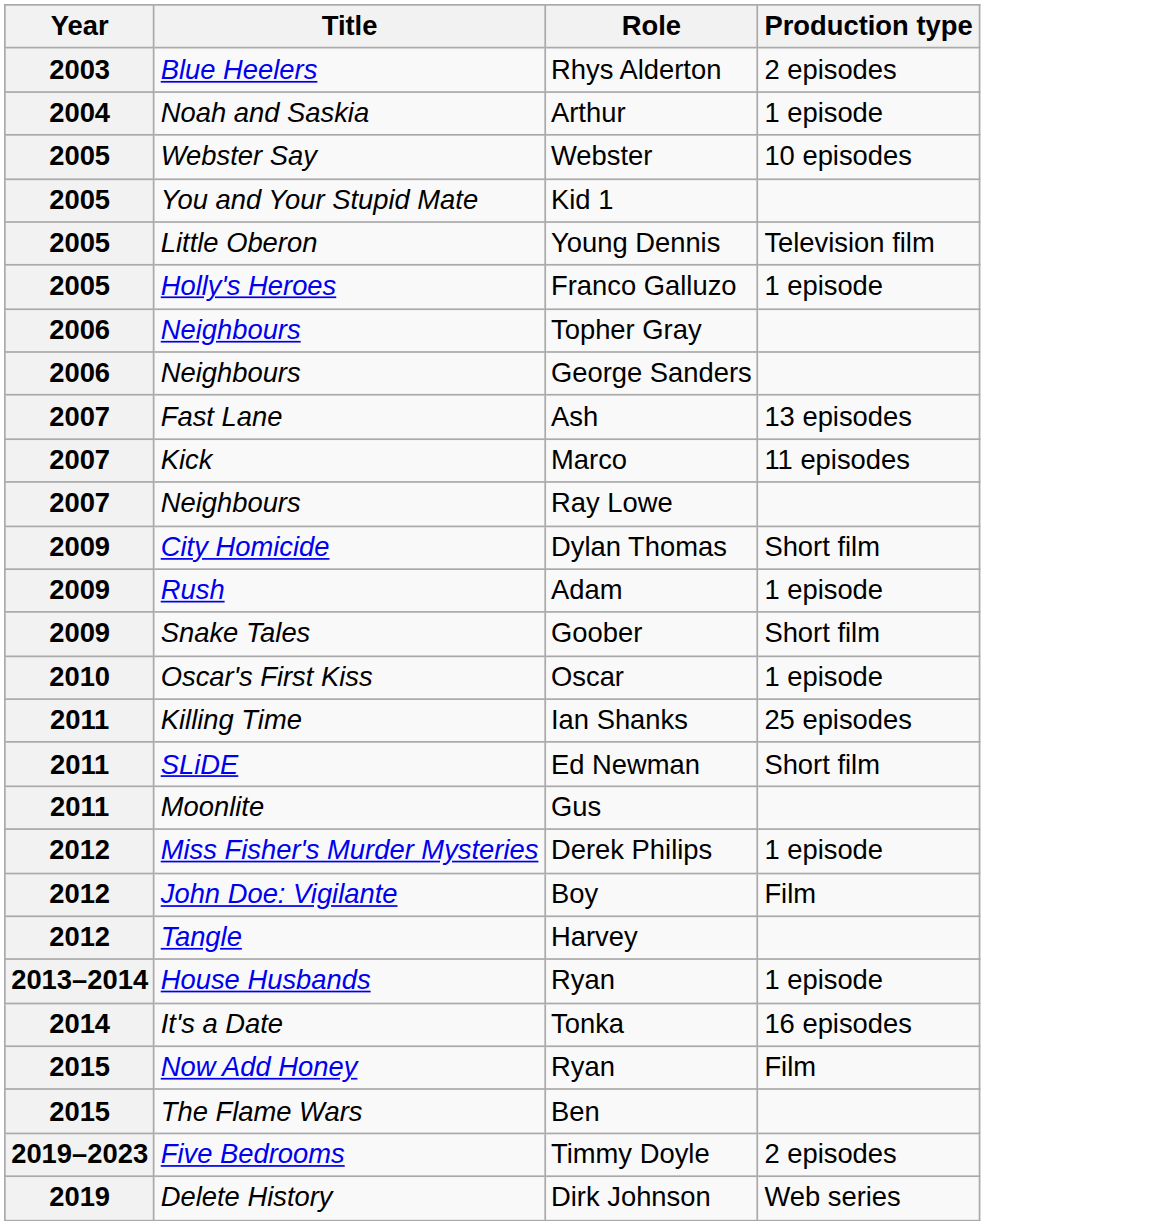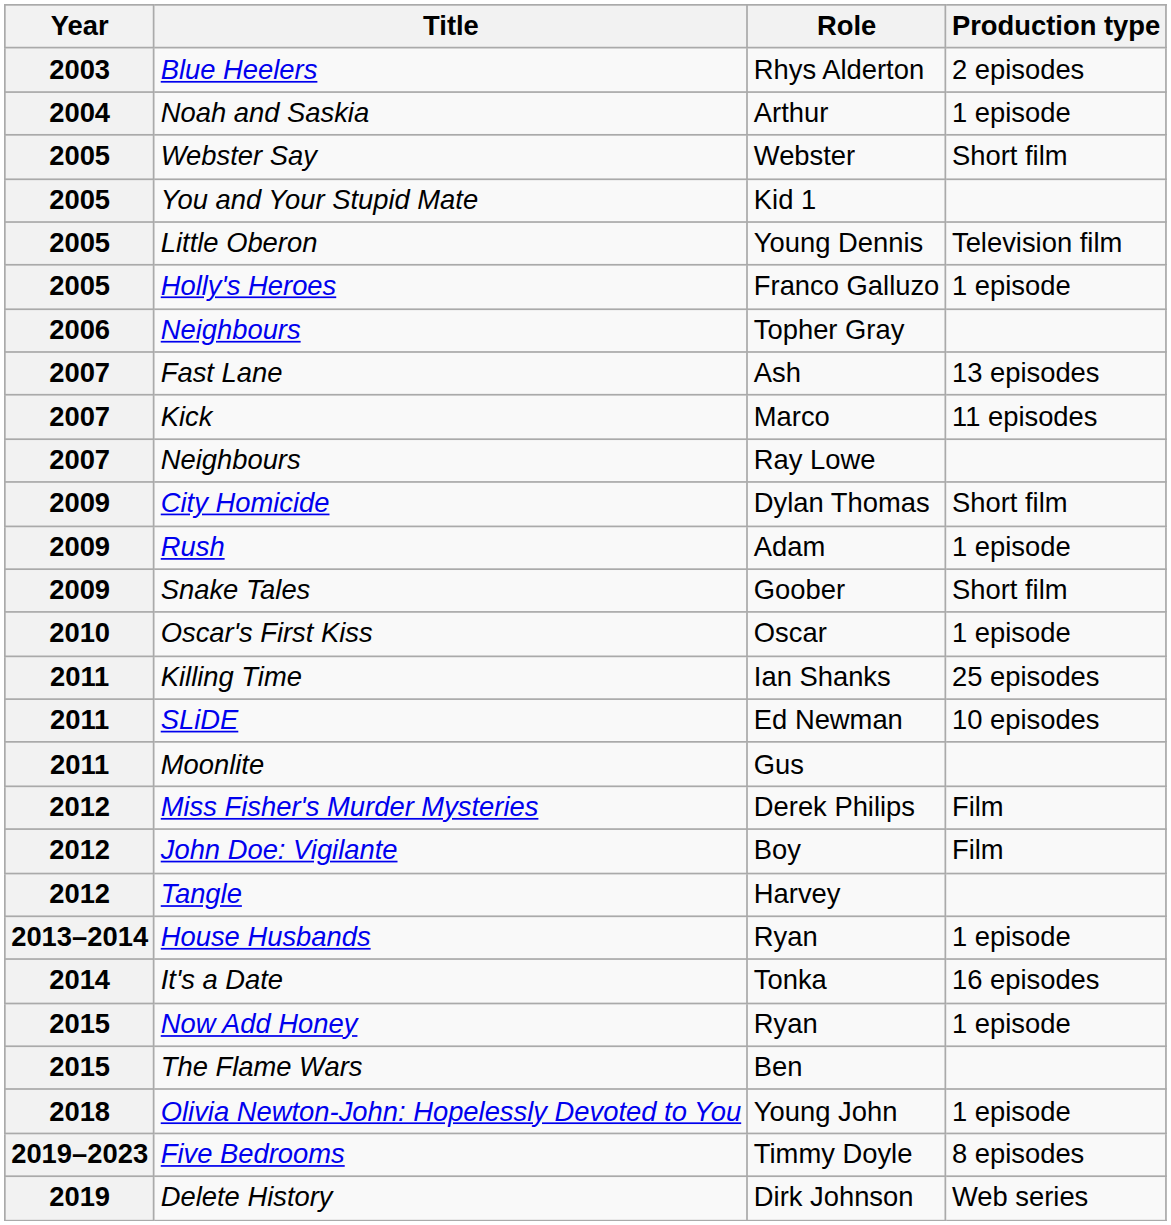(838, 156) 10 episodes -> (1010, 156) Short film
- row: (231, 373)
(822, 763) Short film -> (1026, 720) 10 episodes
(824, 850) 1 episode -> (978, 807) Film
(790, 1067) Film -> (1011, 1024) 1 episode
+ row: (451, 1110)
(831, 1154) 2 episodes -> (1018, 1154) 8 episodes
